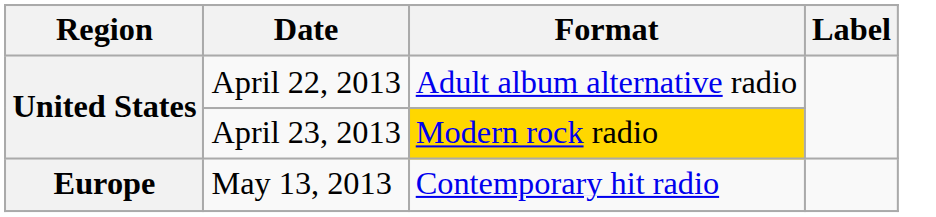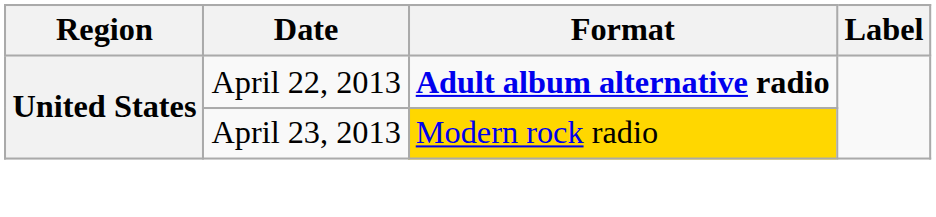(606, 81) normal -> (623, 81) bold
- row: (302, 183)
